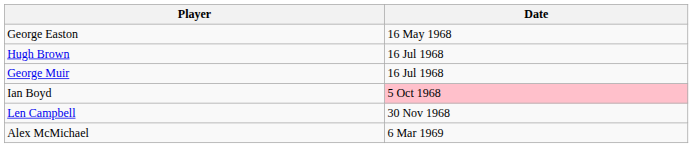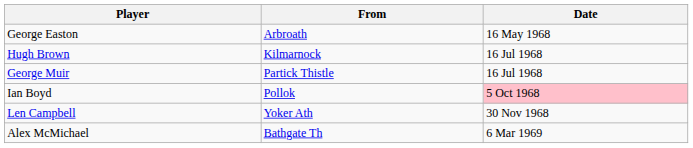+ column: (372, 14)
